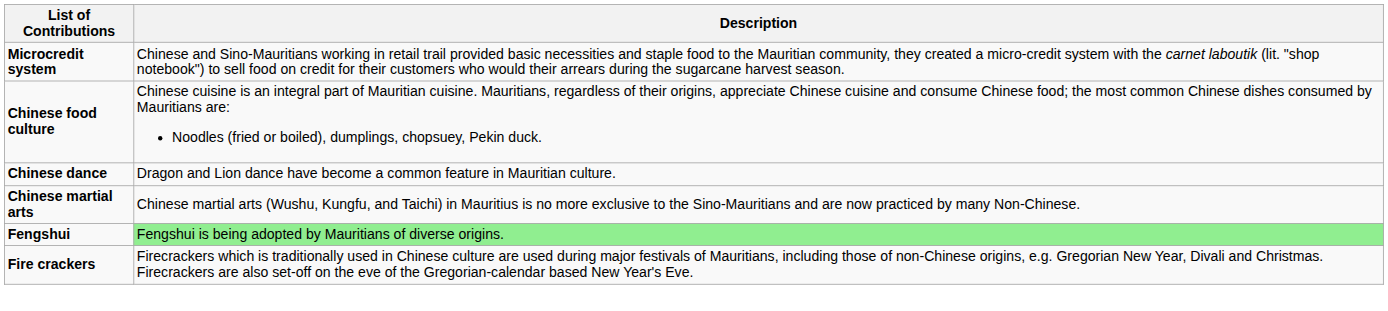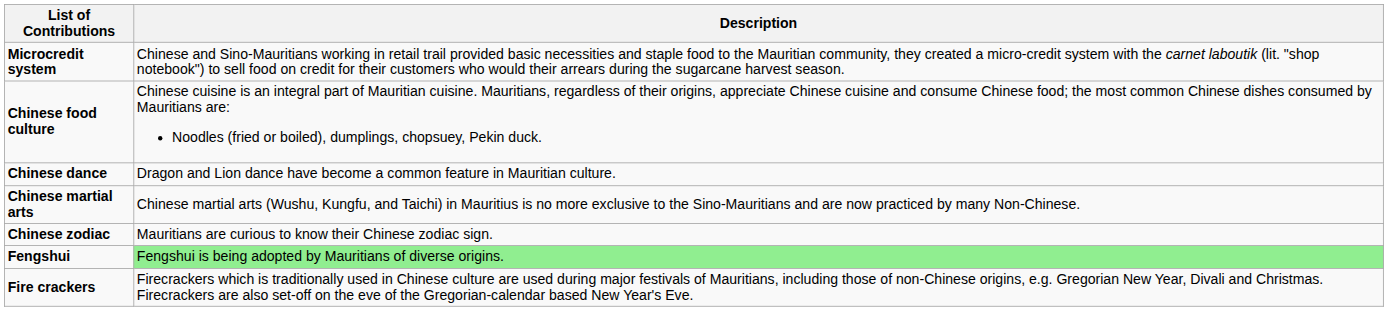+ row: (59, 234)
